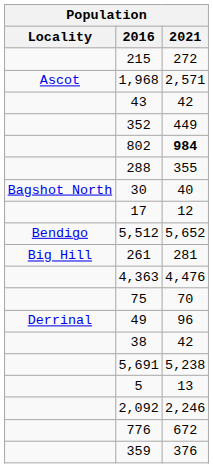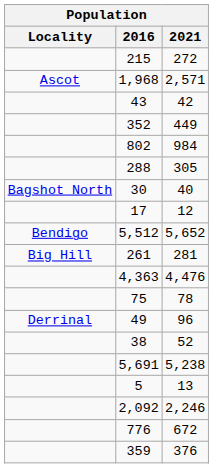(185, 146) bold -> (185, 146) normal
(185, 168) 355 -> (185, 168) 305
(185, 299) 70 -> (185, 299) 78
(185, 343) 42 -> (185, 343) 52
